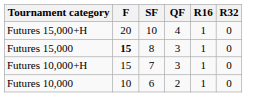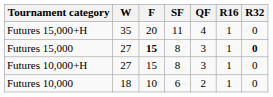+ column: (126, 13)
(152, 30) 10 -> (177, 30) 11
(229, 48) normal -> (255, 48) bold
(152, 65) 7 -> (177, 65) 8
